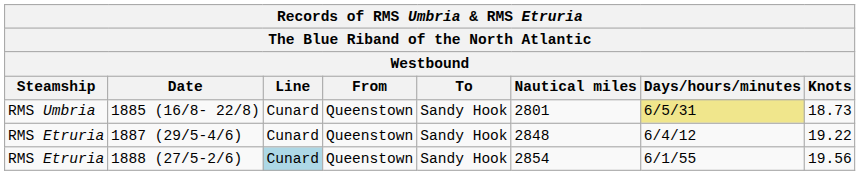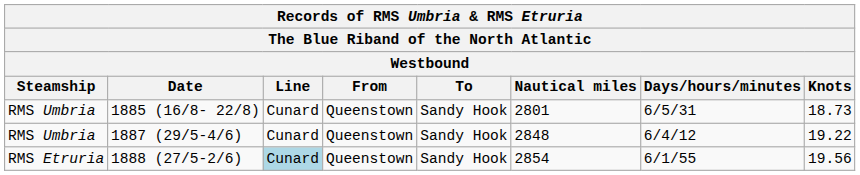(670, 111) khaki background -> (670, 111) no background
(56, 135) RMS Etruria -> (52, 135) RMS Umbria
